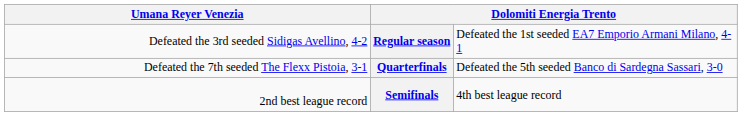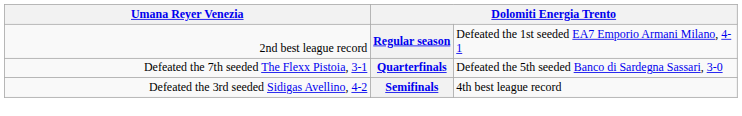(258, 41) Defeated the 3rd seeded Sidigas Avellino, 4-2 -> (313, 48) 2nd best league record
(313, 102) 2nd best league record -> (258, 87) Defeated the 3rd seeded Sidigas Avellino, 4-2
